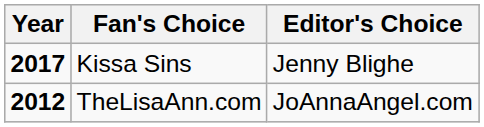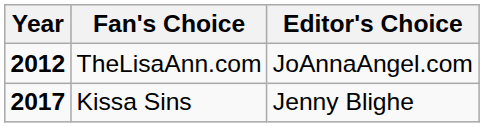rows swapped: (169, 102) <-> (134, 63)
